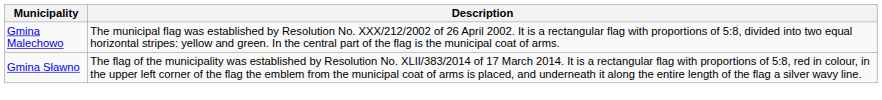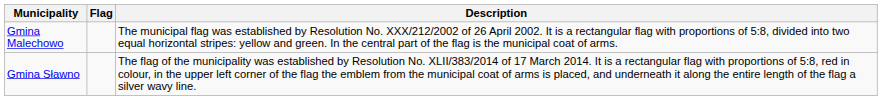+ column: (101, 13)
